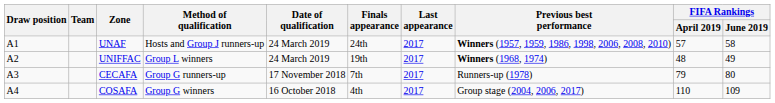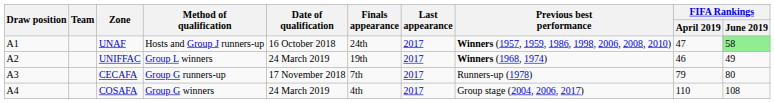(299, 43) 24 March 2019 -> (302, 43) 16 October 2018
(681, 43) 57 -> (681, 43) 47
(730, 43) no background -> (730, 43) lightgreen background
(681, 59) 48 -> (681, 59) 46
(302, 91) 16 October 2018 -> (299, 91) 24 March 2019
(733, 91) 109 -> (733, 91) 108
